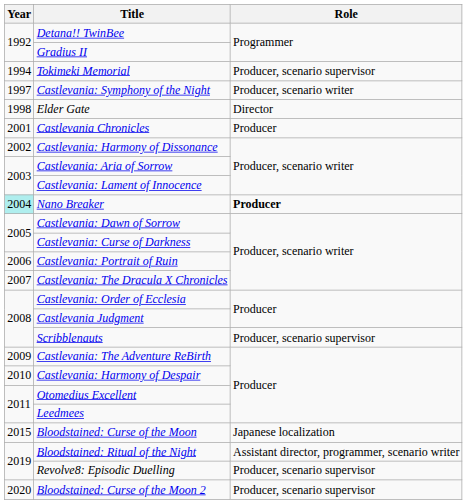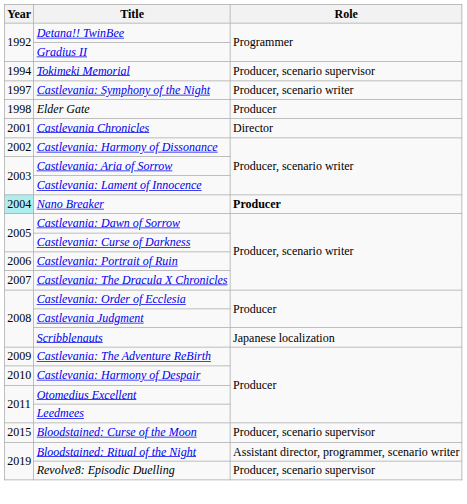(253, 109) Director -> (255, 109) Producer
(255, 128) Producer -> (253, 128) Director
(304, 337) Producer, scenario supervisor -> (284, 337) Japanese localization
(284, 432) Japanese localization -> (304, 432) Producer, scenario supervisor
- row: (121, 489)
